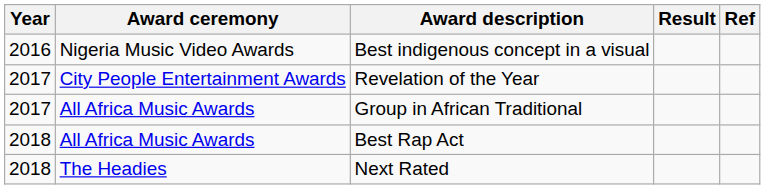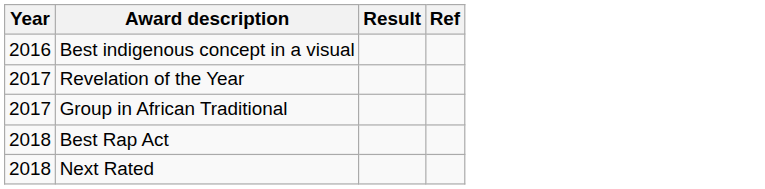- column: (203, 19)
